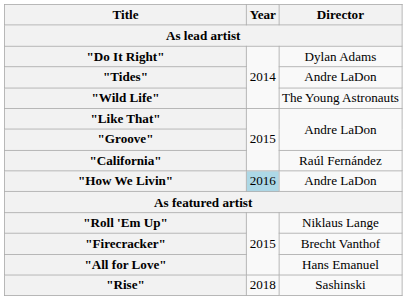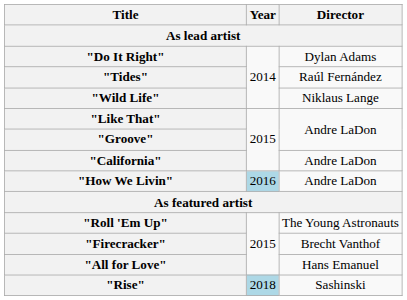(340, 77) Andre LaDon -> (340, 77) Raúl Fernández
(340, 98) The Young Astronauts -> (340, 98) Niklaus Lange
(340, 160) Raúl Fernández -> (340, 160) Andre LaDon
(340, 222) Niklaus Lange -> (340, 222) The Young Astronauts
(263, 285) no background -> (263, 285) lightblue background
